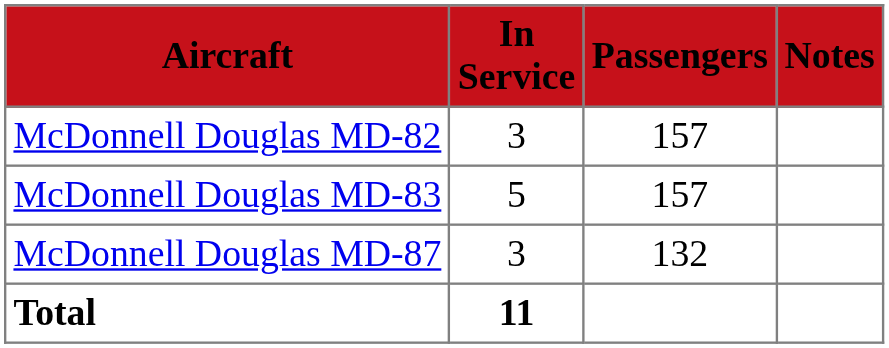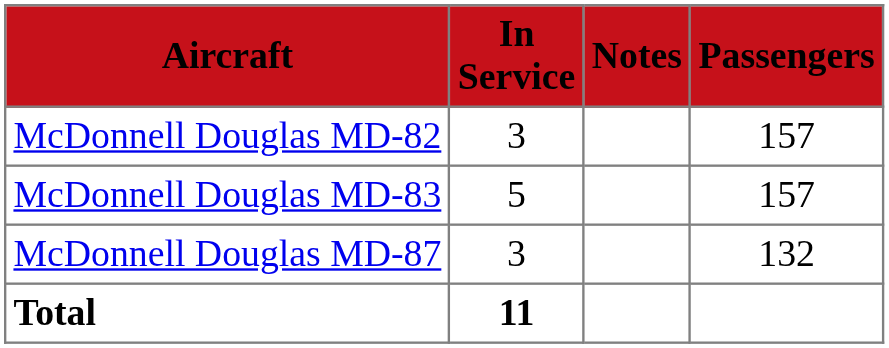columns swapped: (680, 55) <-> (830, 55)
